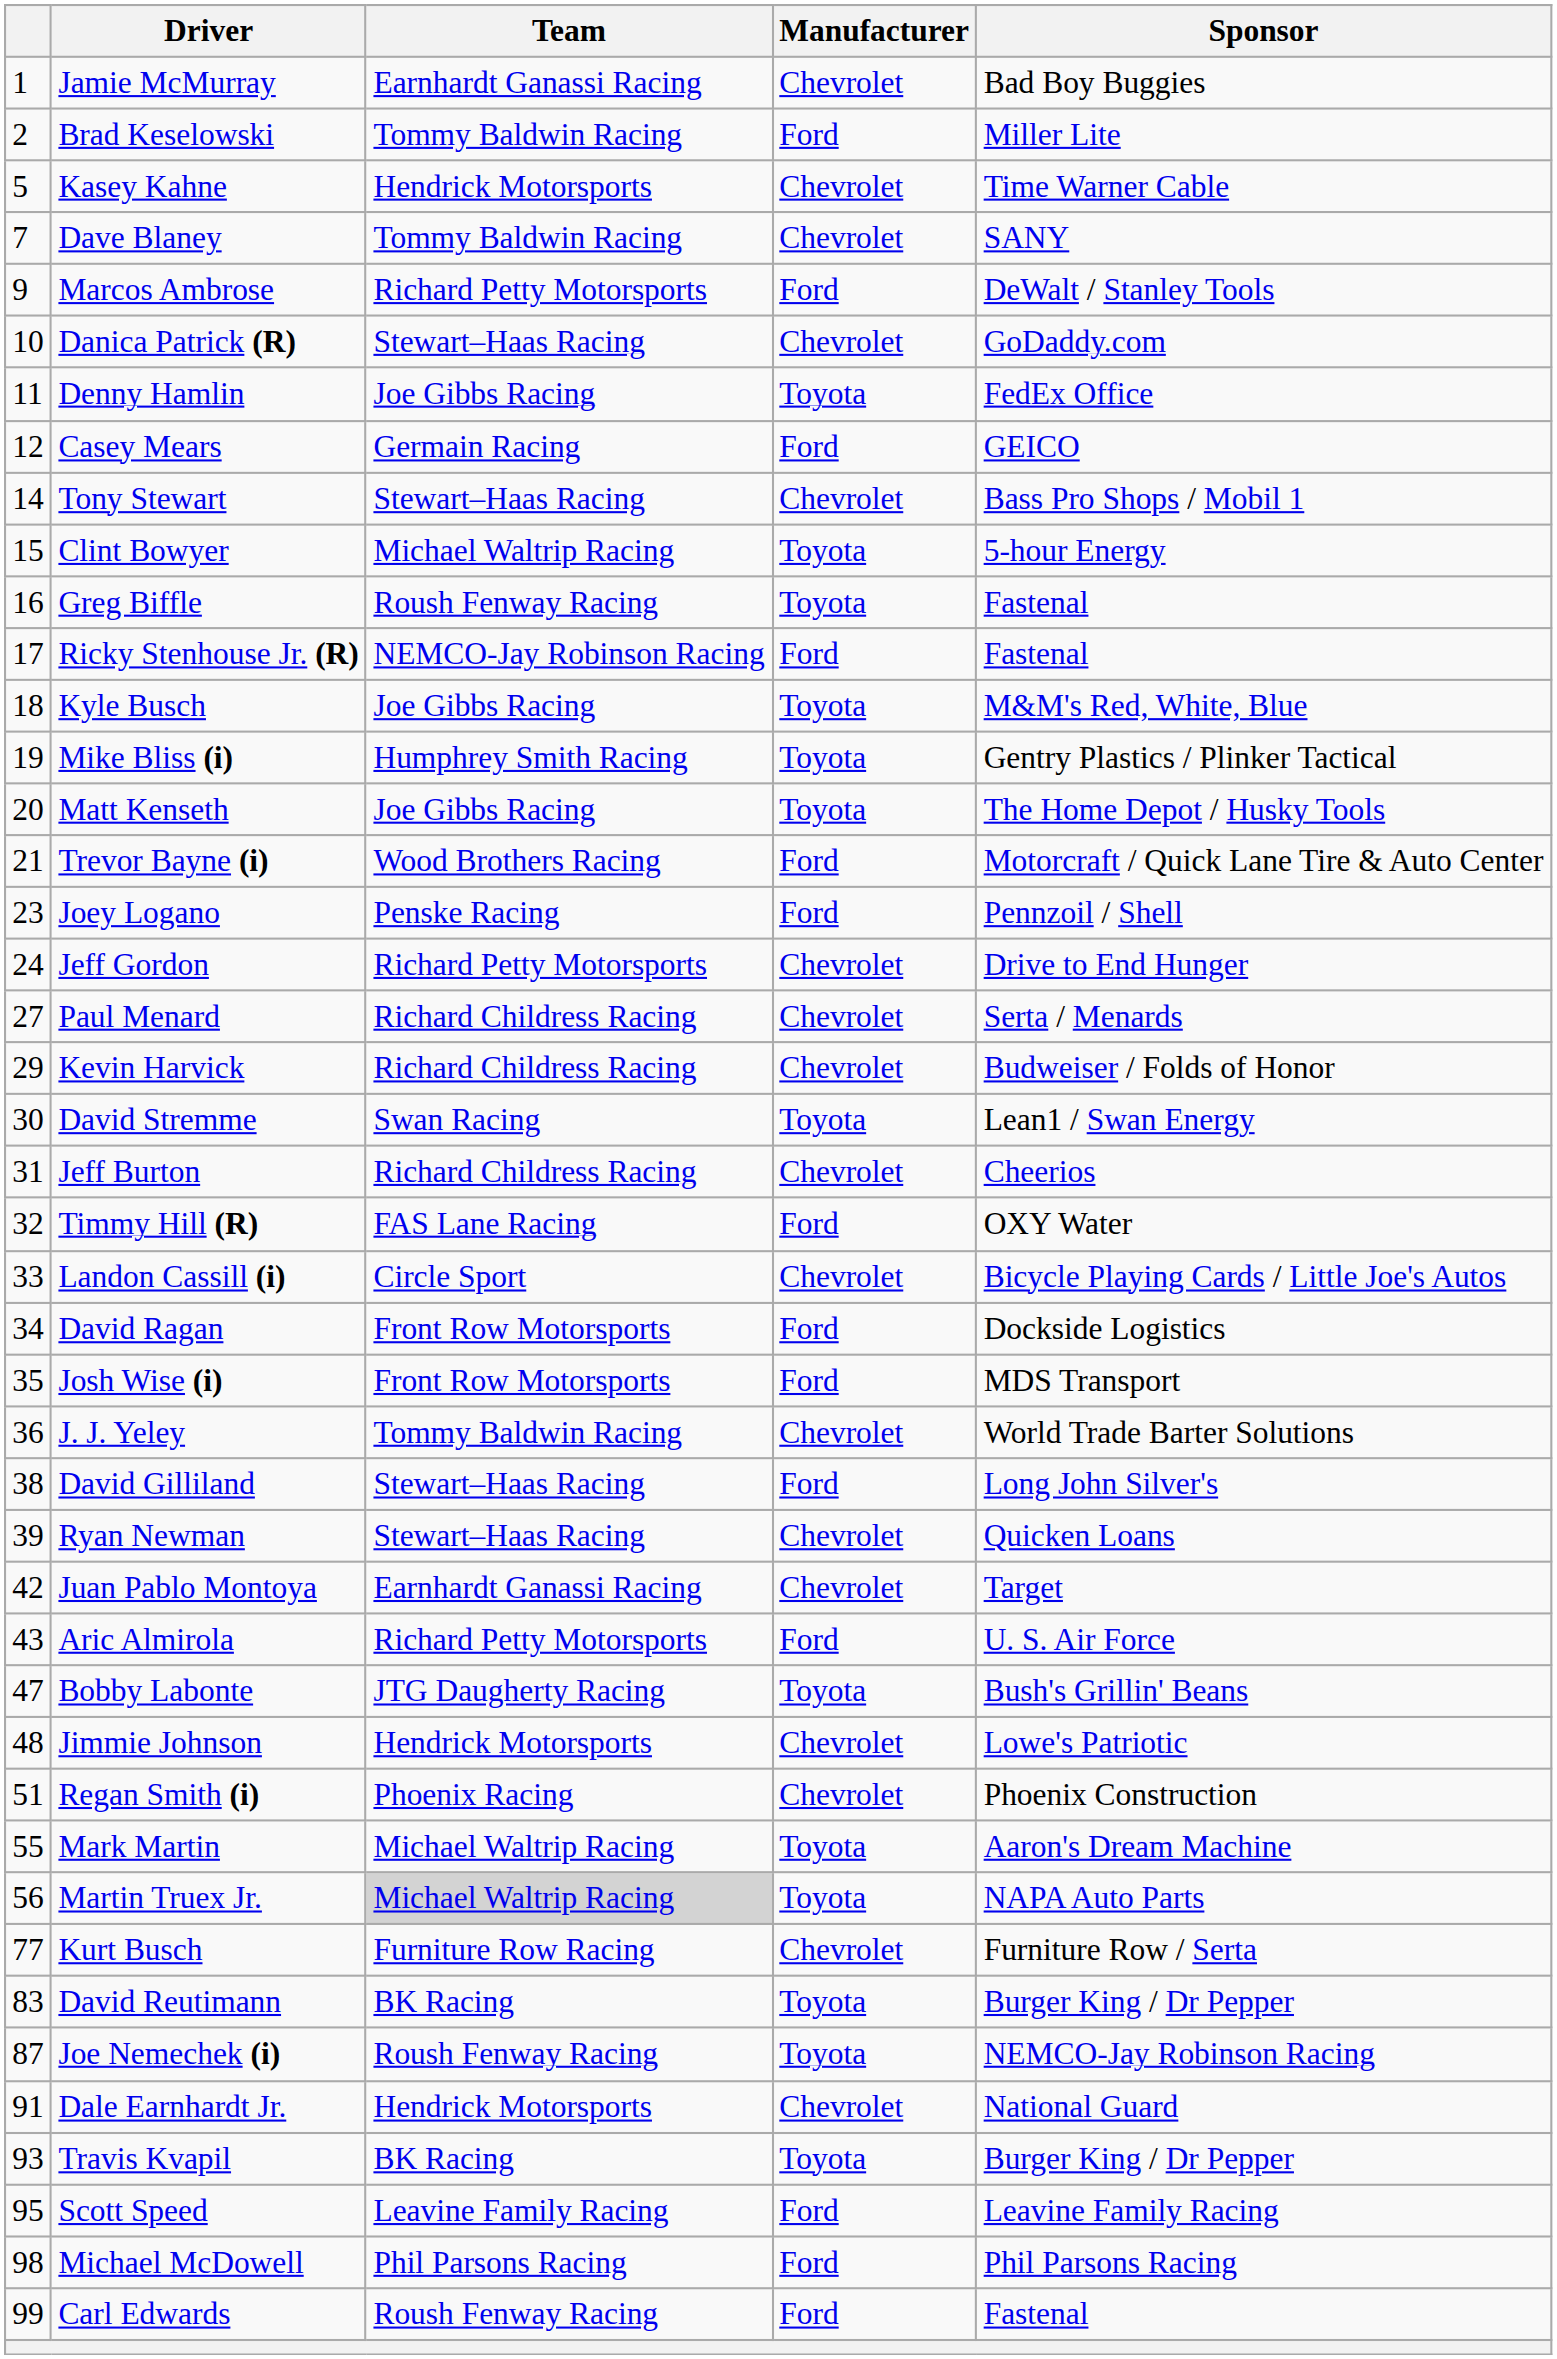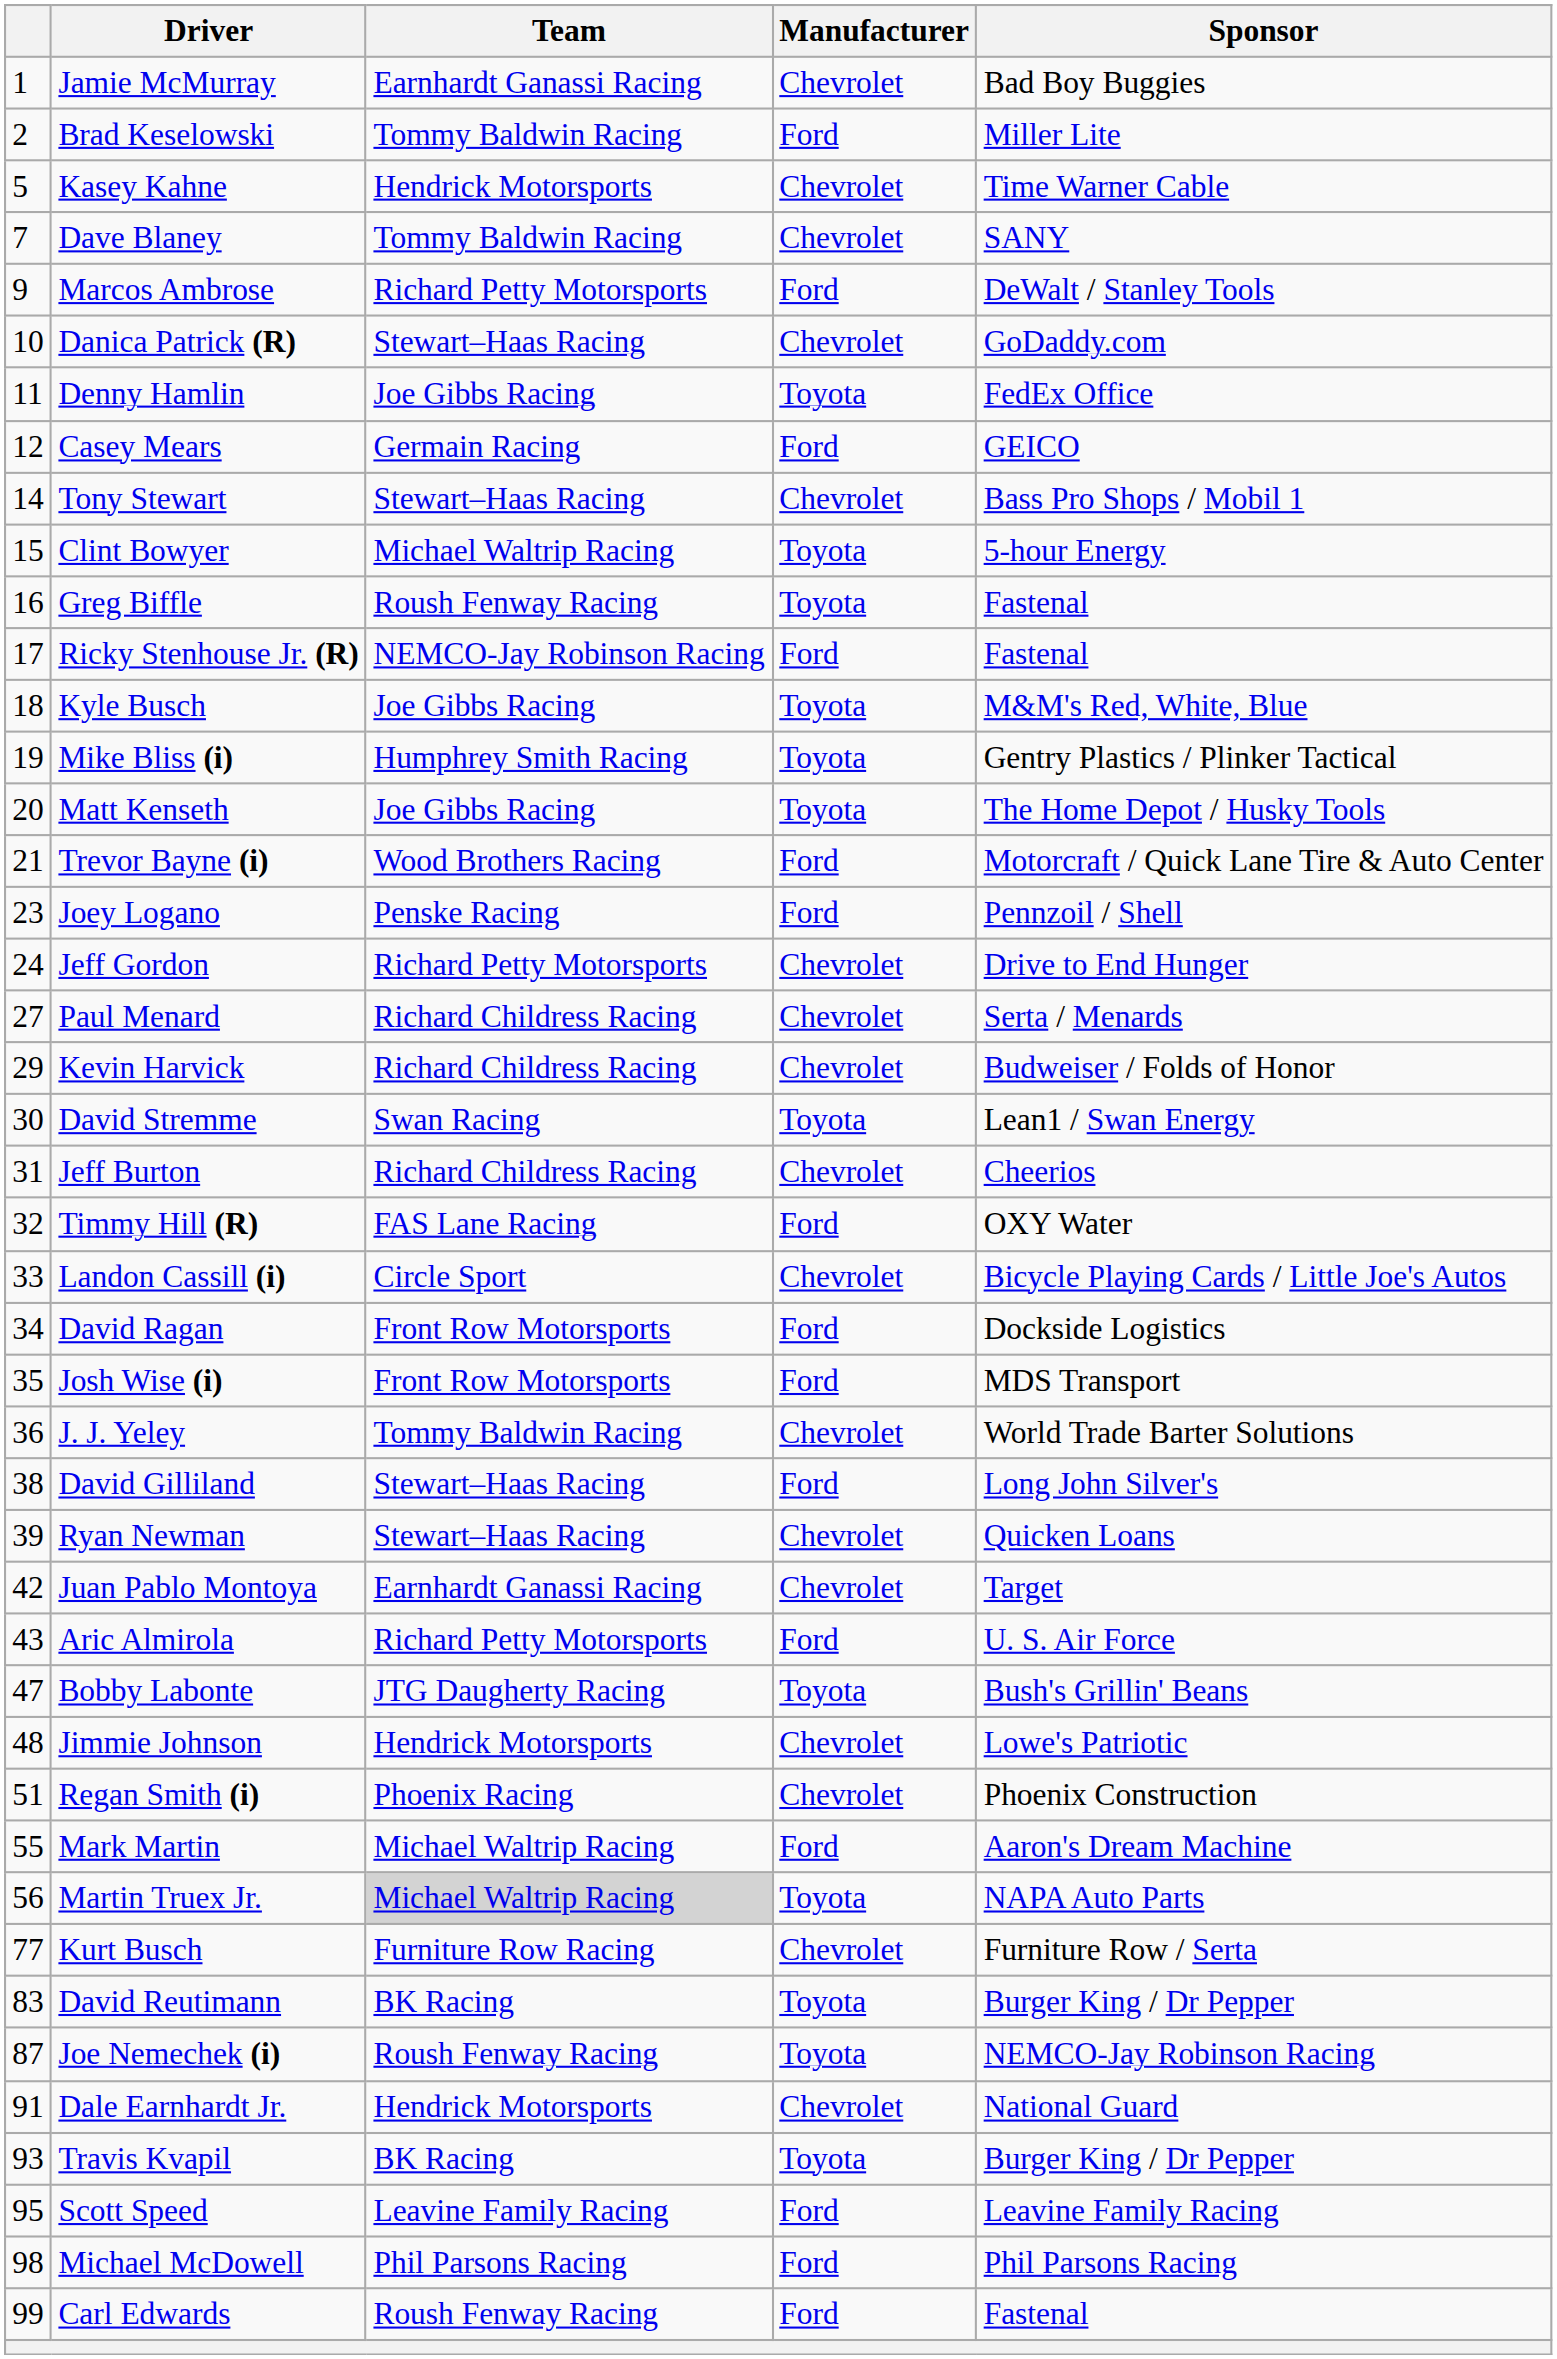(823, 1846) Toyota -> (809, 1846) Ford
